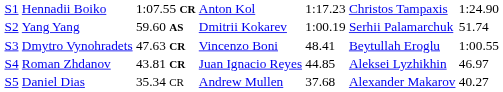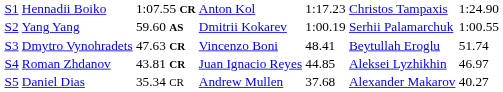(474, 27) 51.74 -> (479, 27) 1:00.55
(479, 45) 1:00.55 -> (474, 45) 51.74
